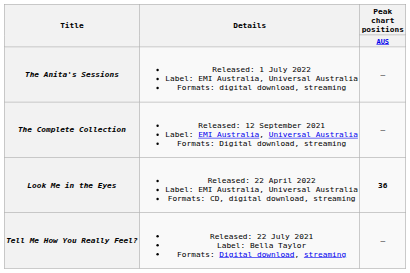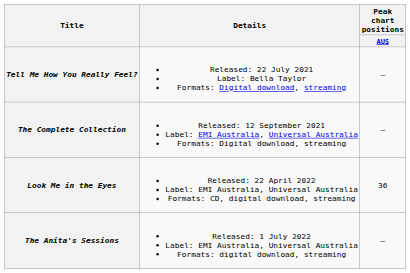rows swapped: (72, 240) <-> (72, 74)
(383, 185) bold -> (383, 185) normal
